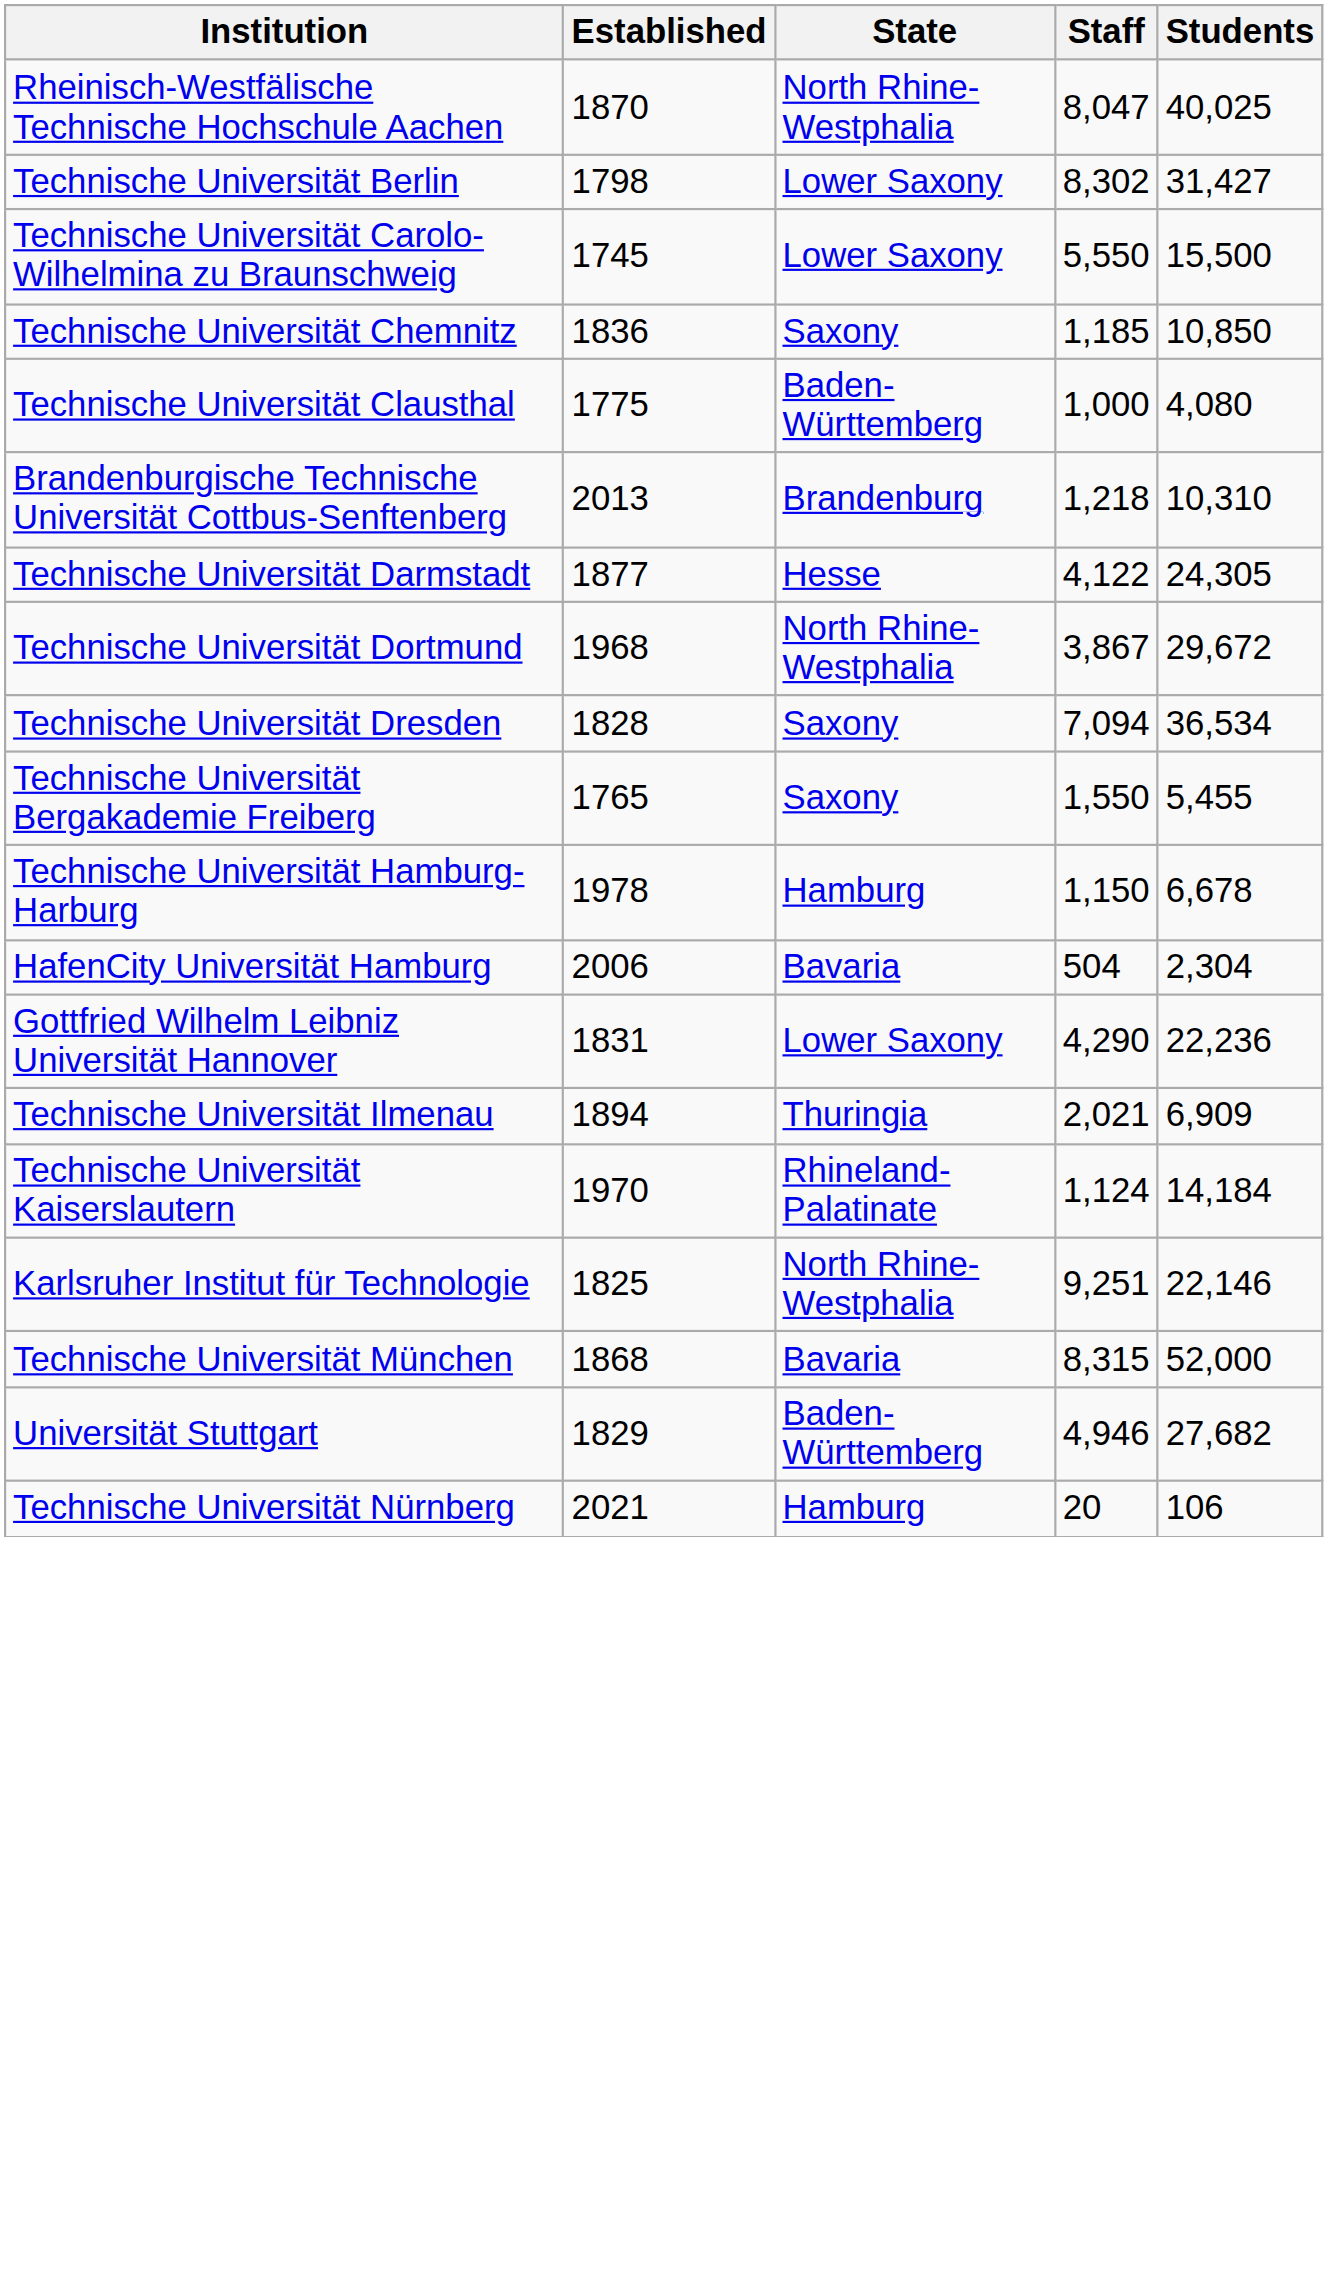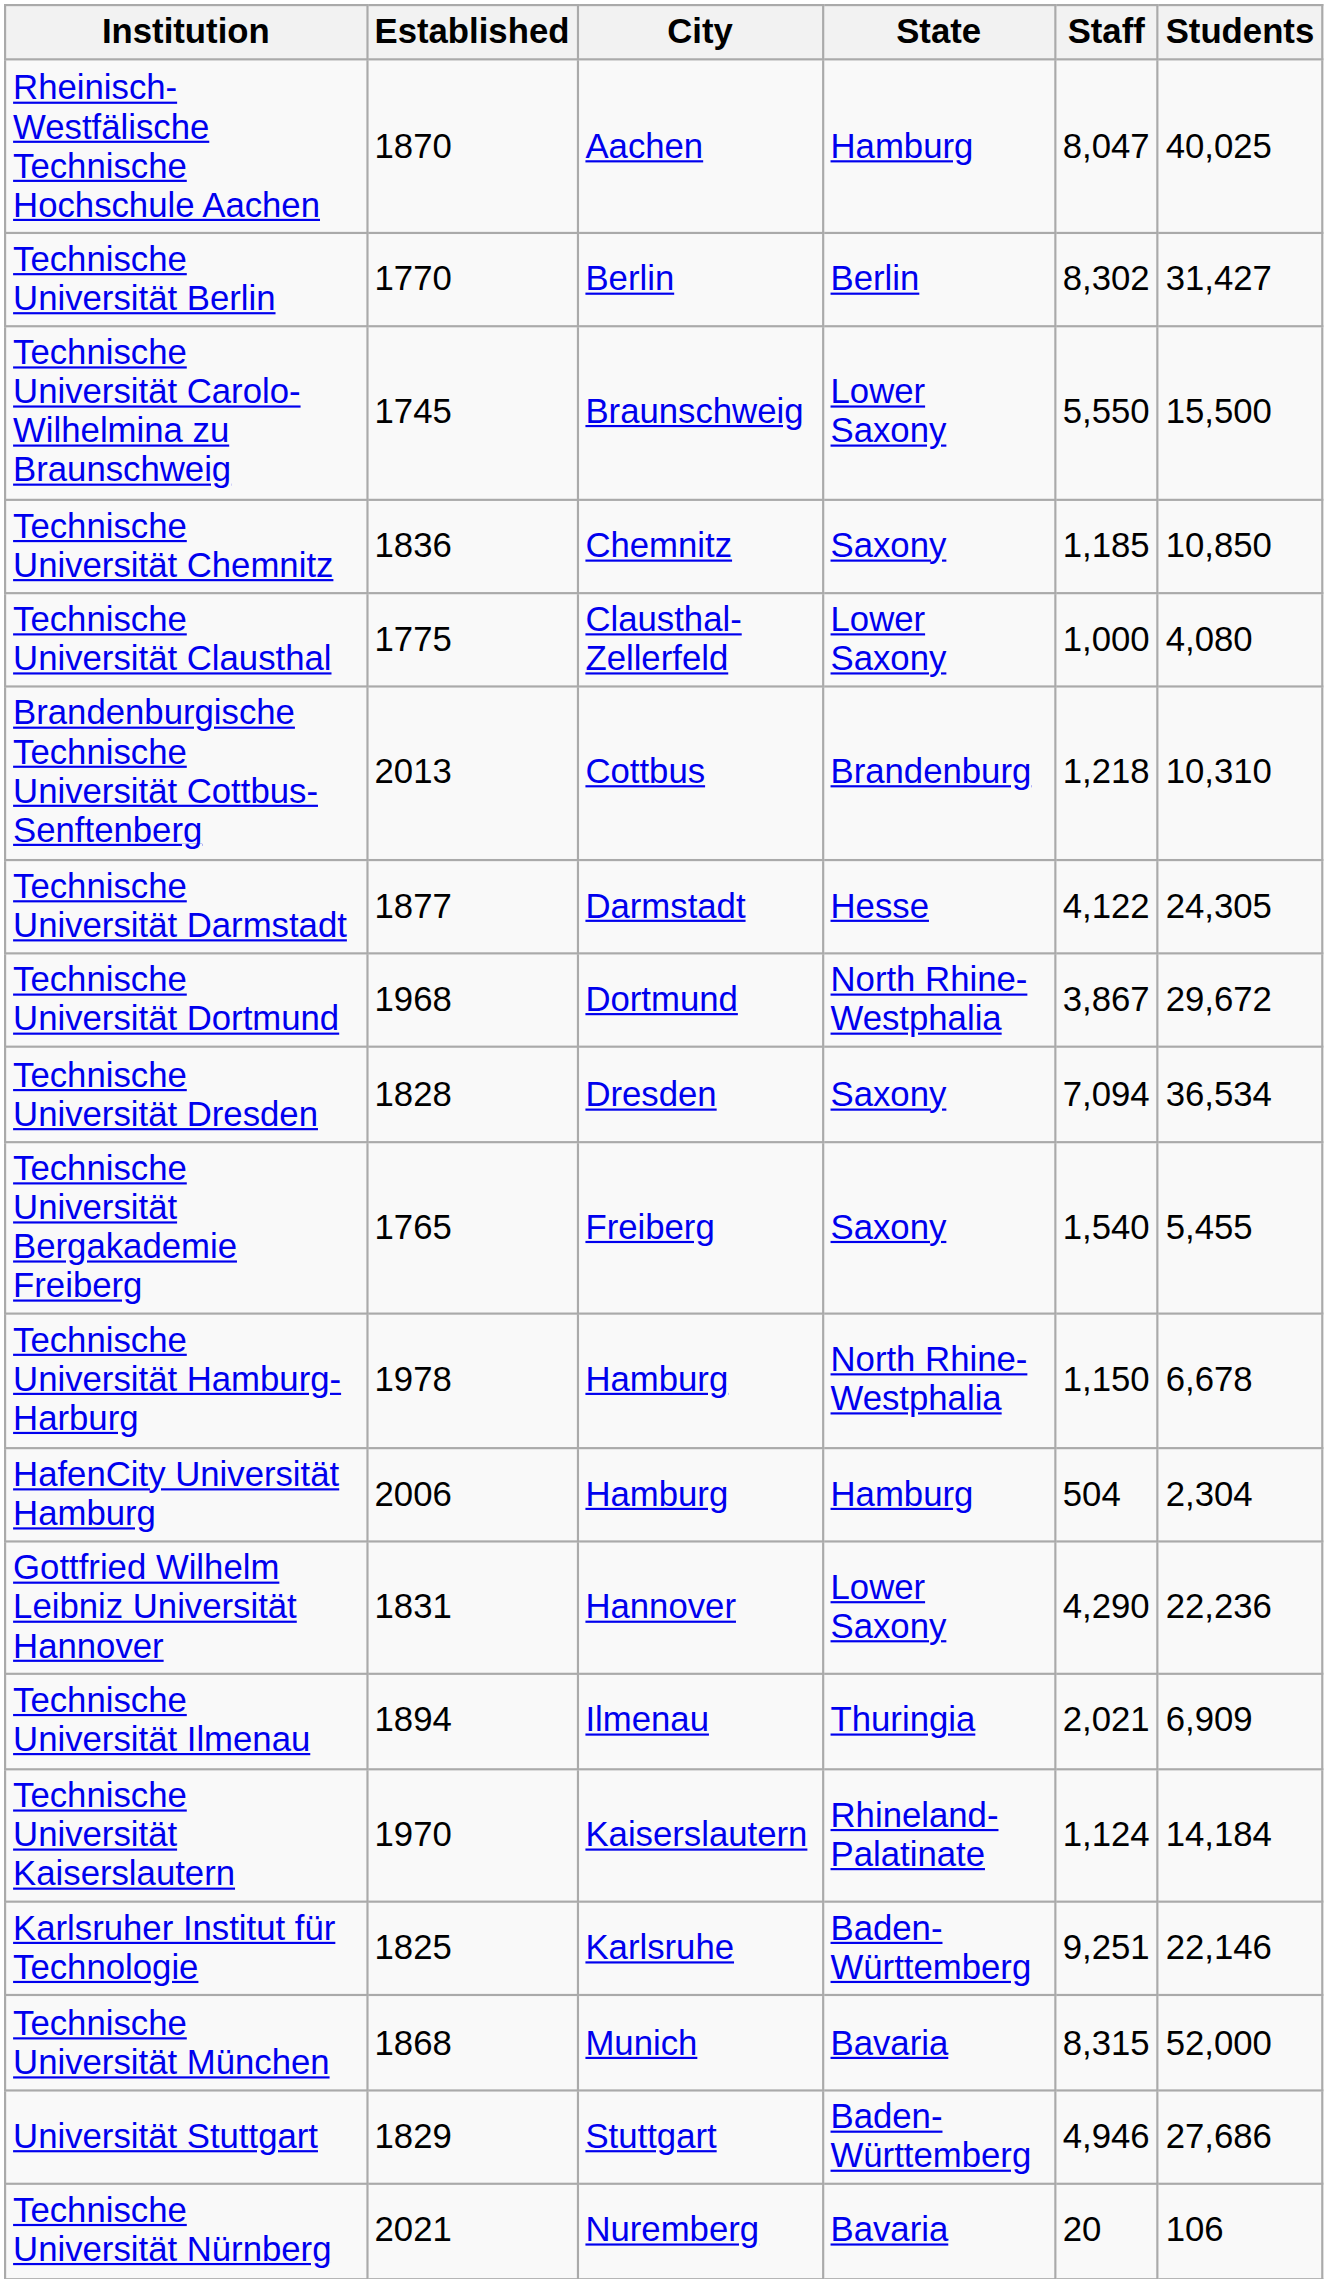+ column: (700, 32)
(881, 106) North Rhine-Westphalia -> (902, 145) Hamburg
(610, 181) 1798 -> (413, 278) 1770
(893, 181) Lower Saxony -> (875, 278) Berlin
(883, 405) Baden-Württemberg -> (888, 639) Lower Saxony
(1106, 797) 1,550 -> (1106, 1227) 1,540
(854, 891) Hamburg -> (929, 1379) North Rhine-Westphalia
(841, 966) Bavaria -> (902, 1493) Hamburg
(881, 1284) North Rhine-Westphalia -> (931, 1948) Baden-Württemberg
(1219, 1433) 27,682 -> (1219, 2136) 27,686
(854, 1507) Hamburg -> (889, 2230) Bavaria
